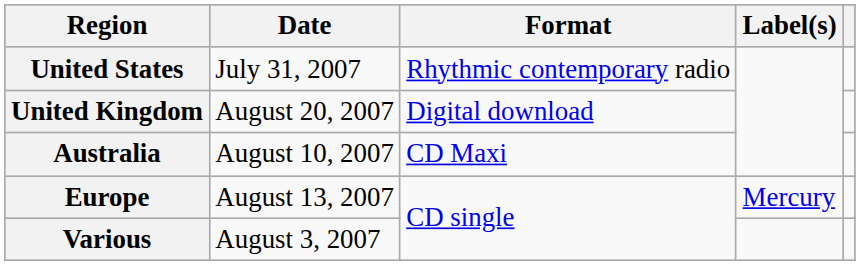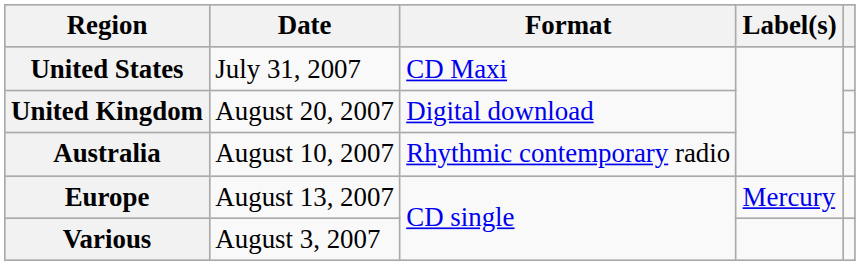(568, 68) Rhythmic contemporary radio -> (457, 68) CD Maxi
(457, 153) CD Maxi -> (568, 153) Rhythmic contemporary radio
